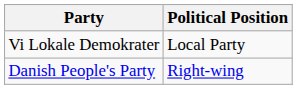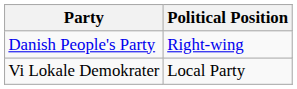rows swapped: (84, 44) <-> (82, 71)
